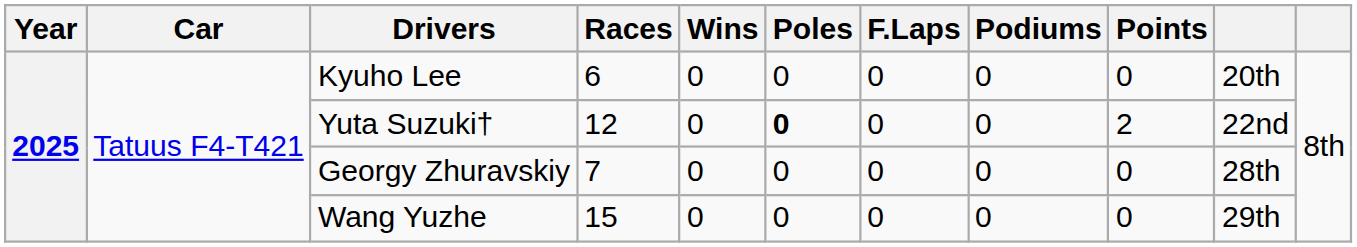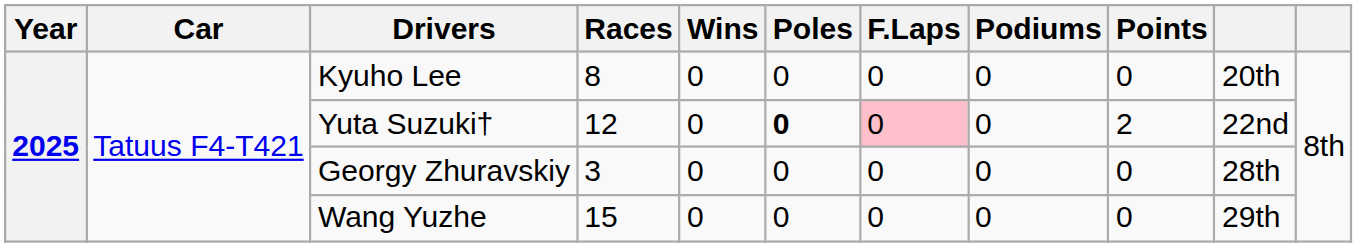(593, 76) 6 -> (593, 76) 8
(876, 123) no background -> (876, 123) pink background
(593, 171) 7 -> (593, 171) 3
